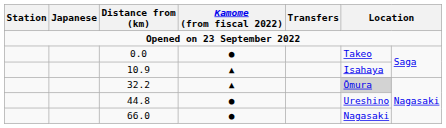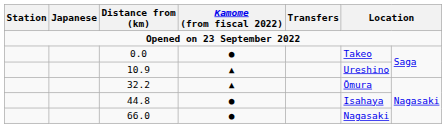(363, 69) Isahaya -> (366, 69) Ureshino
(358, 85) lightgrey background -> (358, 85) no background
(366, 100) Ureshino -> (363, 100) Isahaya
